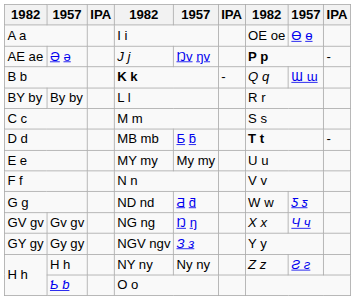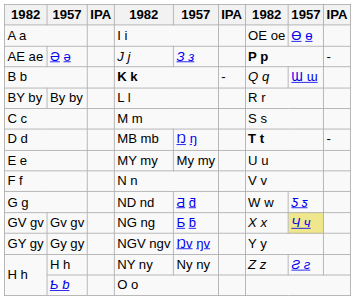(193, 56) Ŋv ŋv -> (185, 56) З з
(186, 139) Ƃ ƃ -> (187, 139) Ŋ ŋ
(187, 222) Ŋ ŋ -> (186, 222) Ƃ ƃ
(301, 222) no background -> (301, 222) khaki background
(185, 243) З з -> (193, 243) Ŋv ŋv
